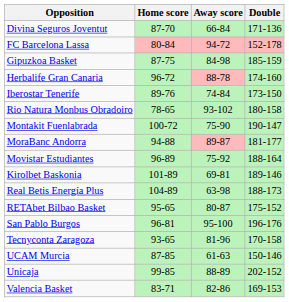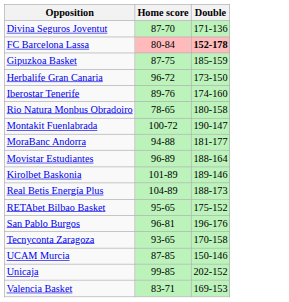- column: (218, 12)
(265, 45) normal -> (210, 45) bold
(265, 77) 174-160 -> (210, 77) 173-150
(265, 93) 173-150 -> (210, 93) 174-160
